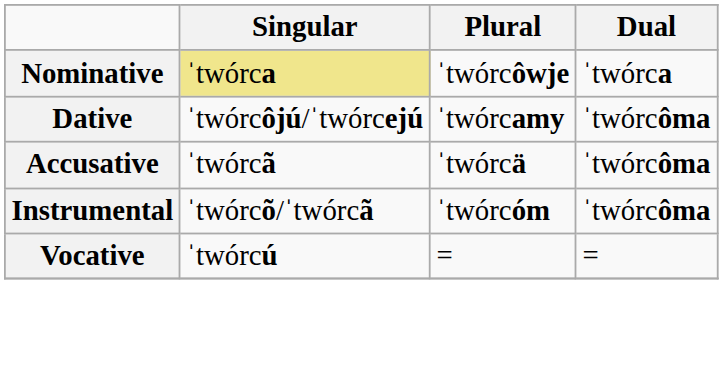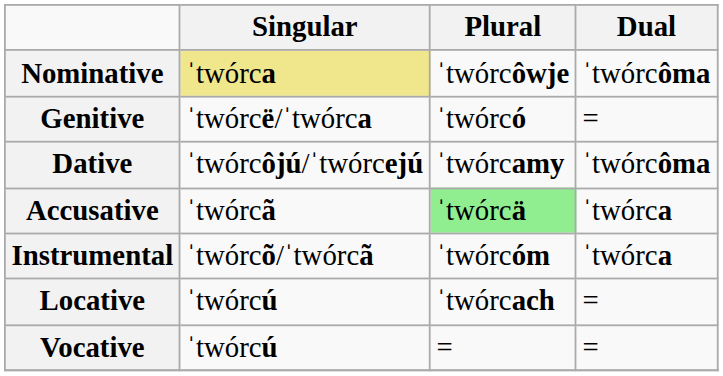(627, 73) ˈtwórca -> (646, 73) ˈtwórcôma
+ row: (92, 118)
(481, 164) no background -> (481, 210) lightgreen background
(646, 164) ˈtwórcôma -> (627, 210) ˈtwórca
(646, 210) ˈtwórcôma -> (627, 255) ˈtwórca
+ row: (92, 301)
